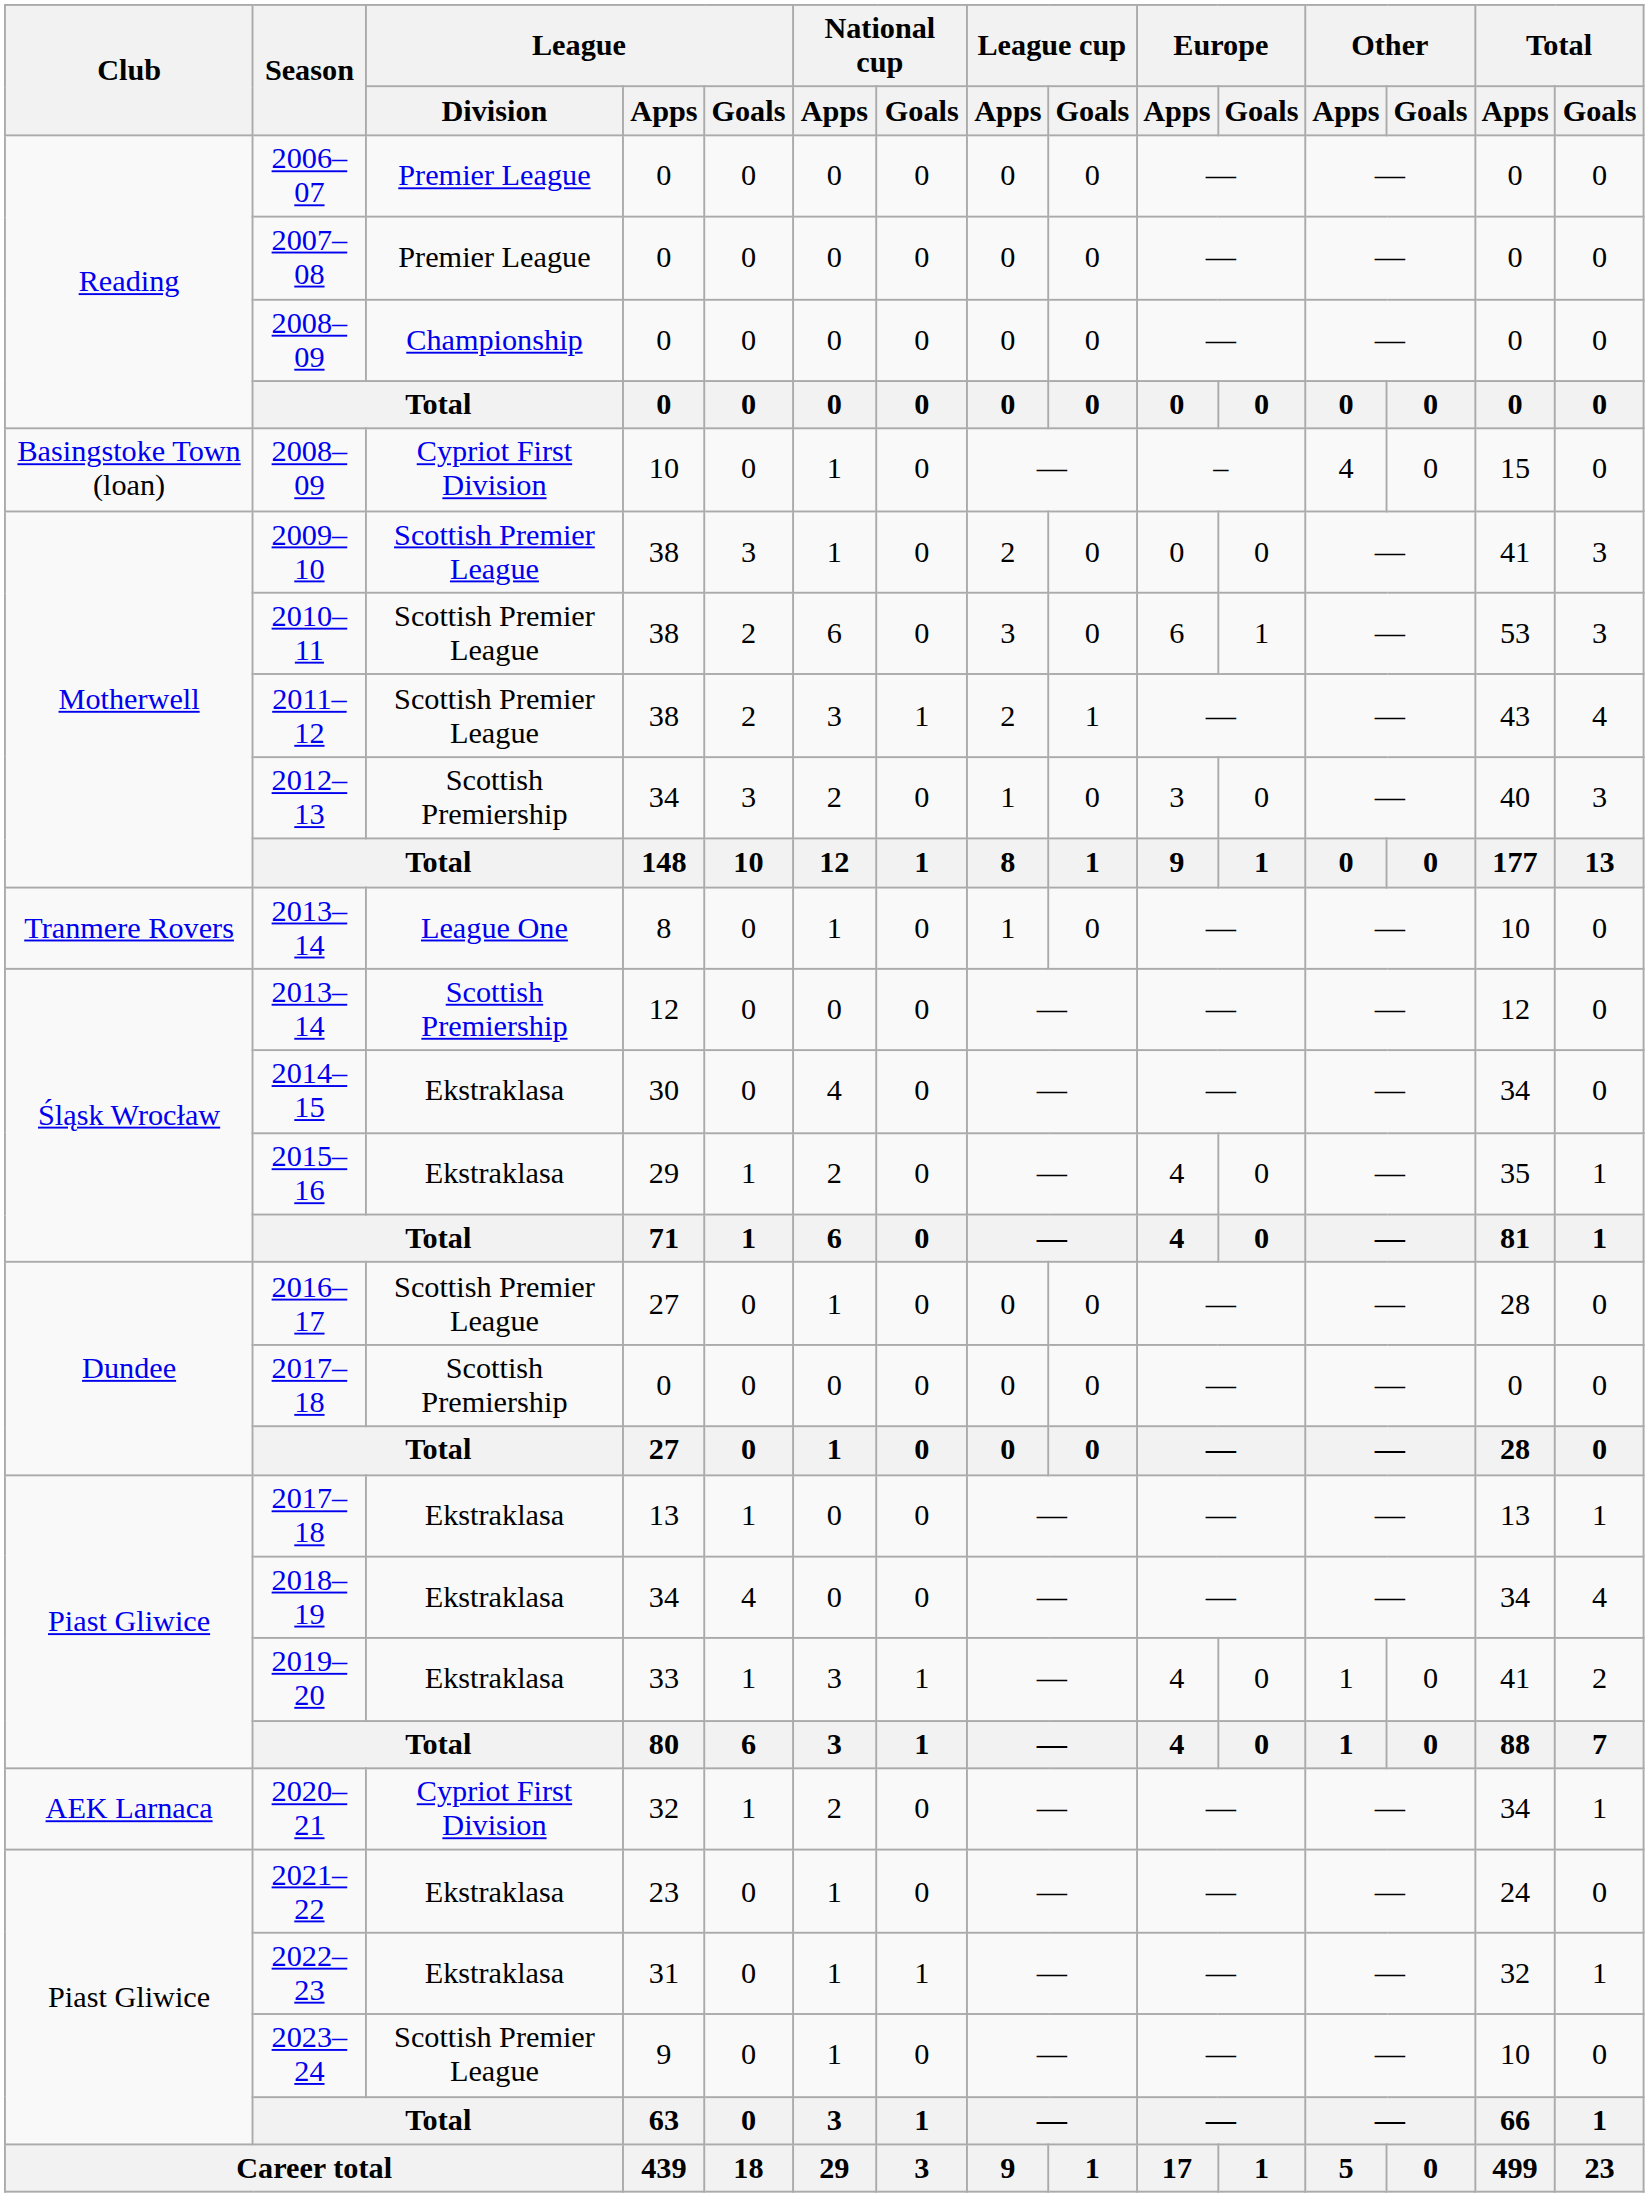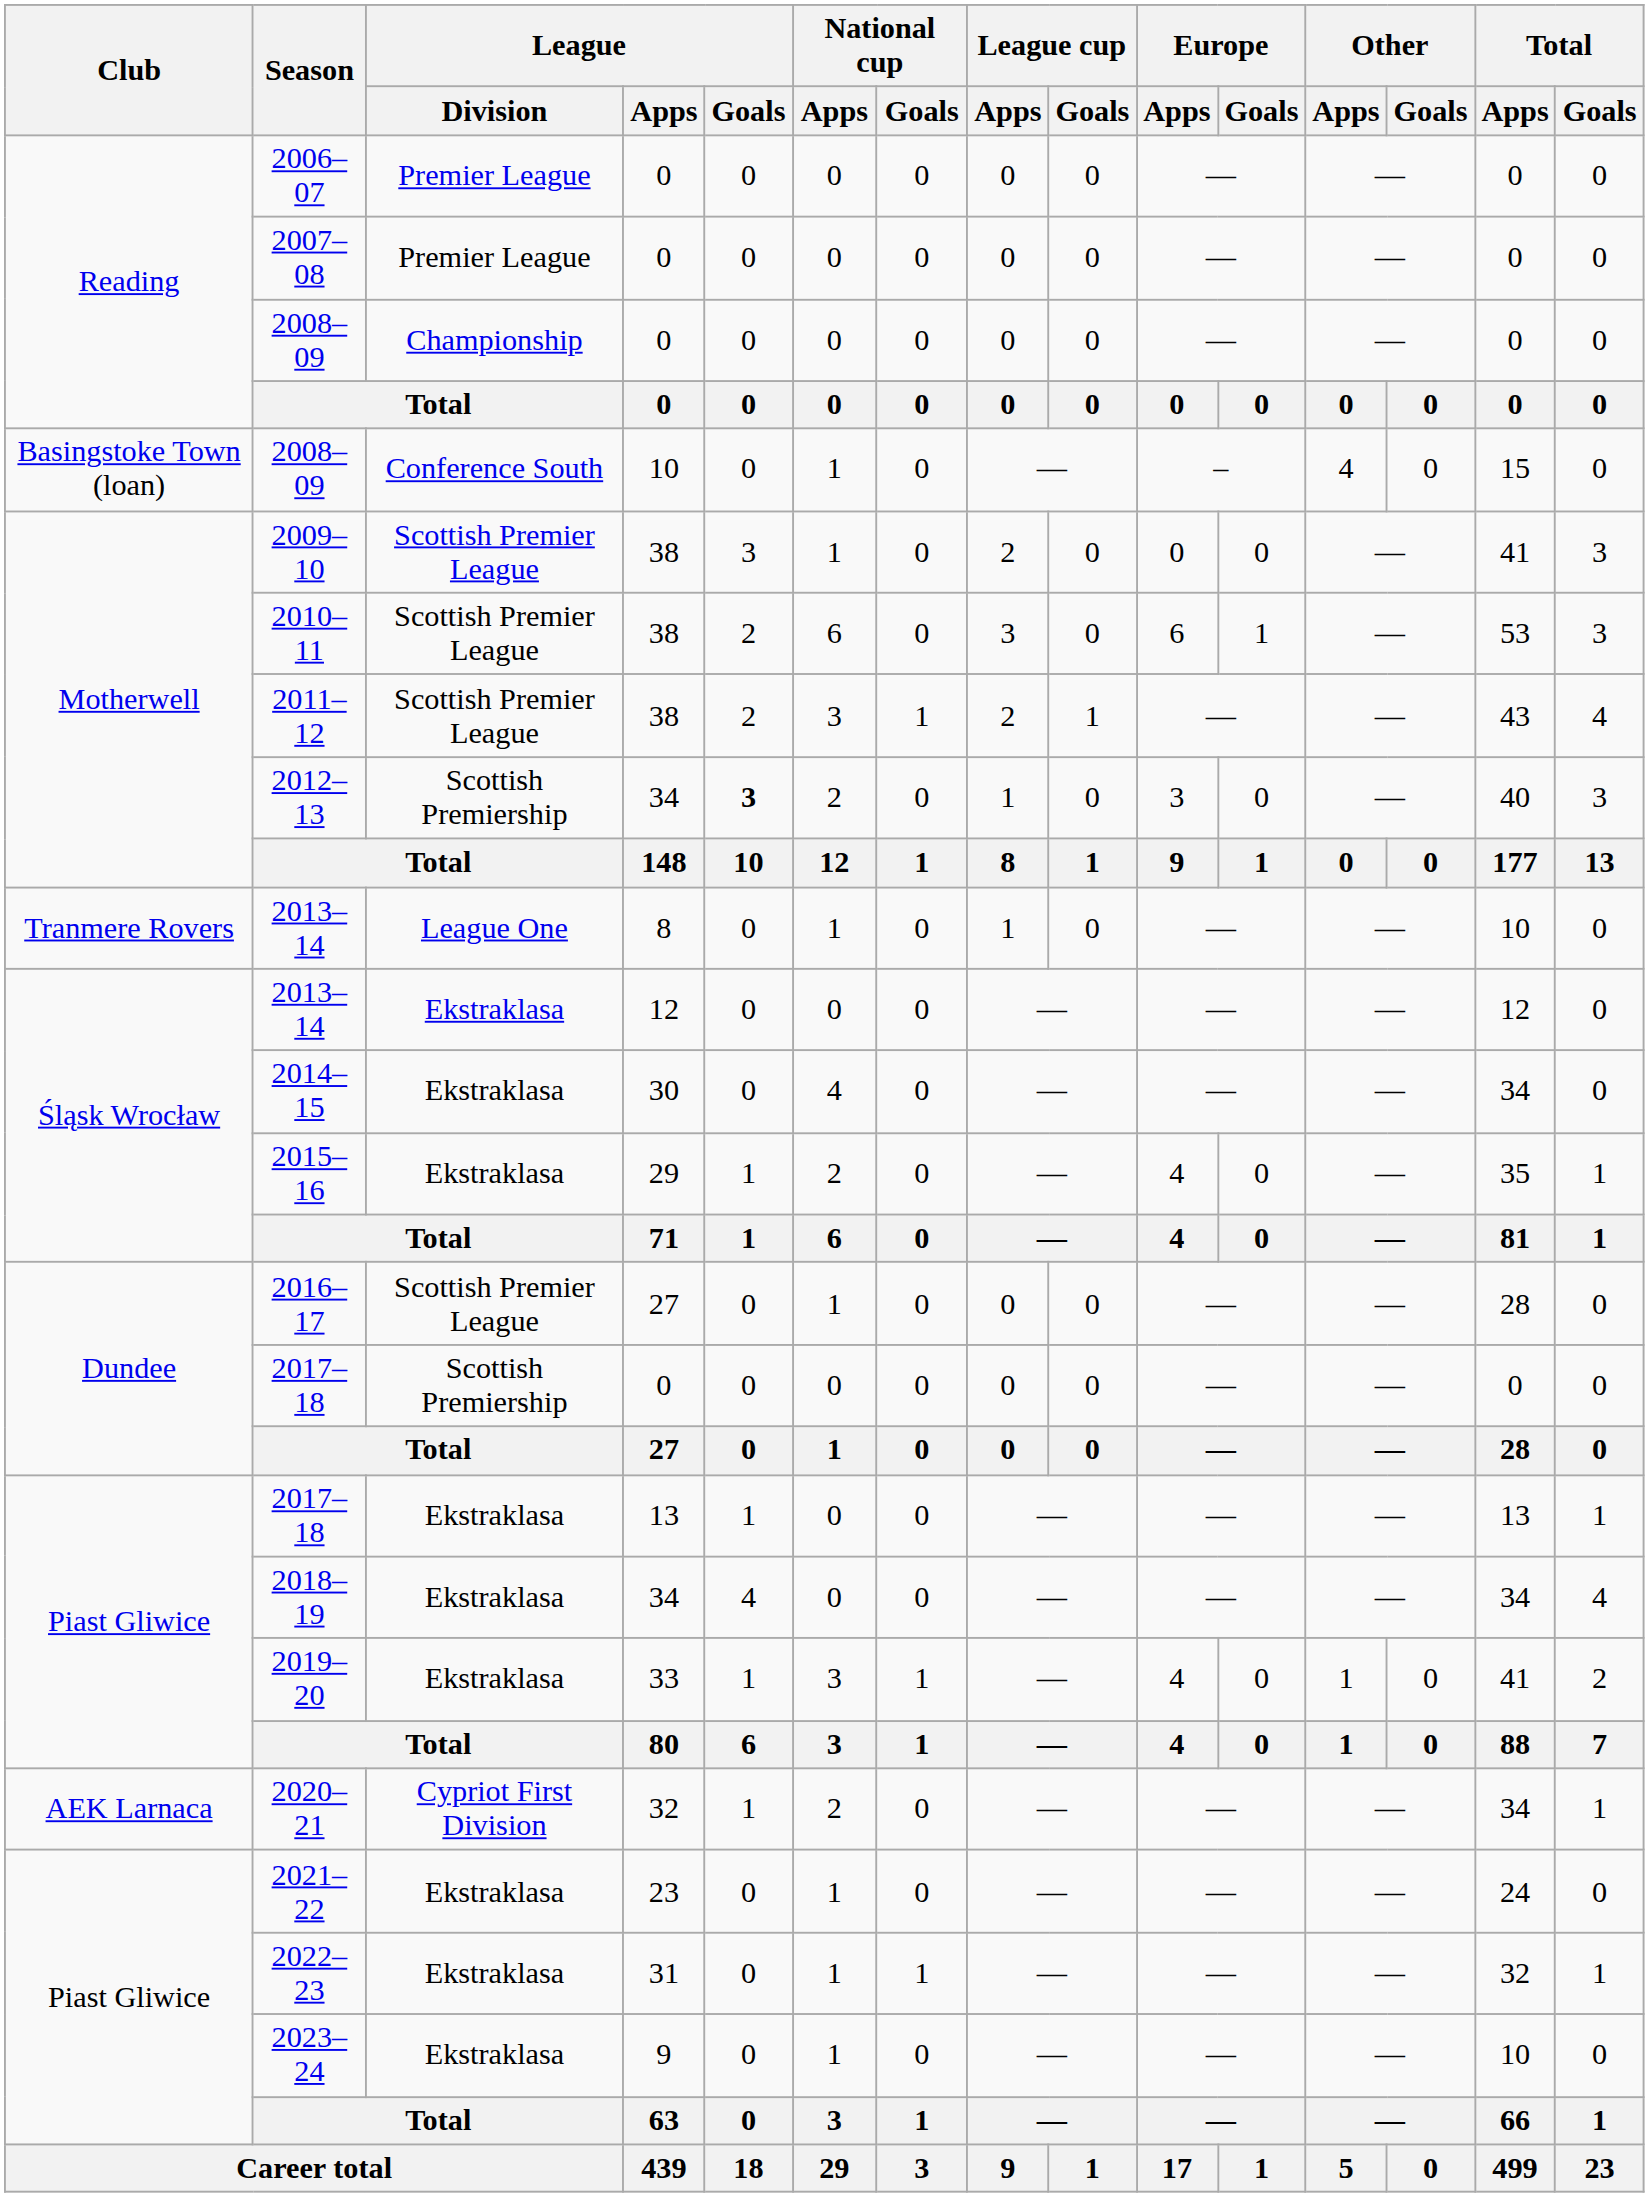(494, 469) Cypriot First Division -> (494, 469) Conference South
(748, 797) normal -> (748, 797) bold
(494, 1009) Scottish Premiership -> (494, 1009) Ekstraklasa
(494, 2054) Scottish Premier League -> (494, 2054) Ekstraklasa
